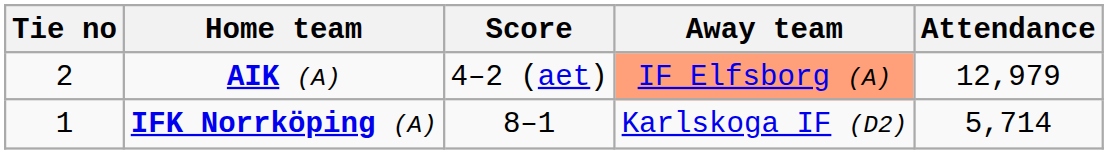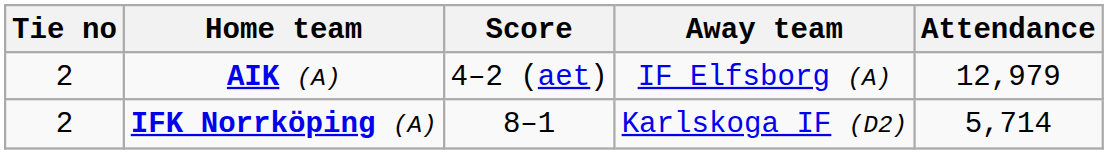(764, 76) lightsalmon background -> (764, 76) no background
(64, 124) 1 -> (64, 124) 2
